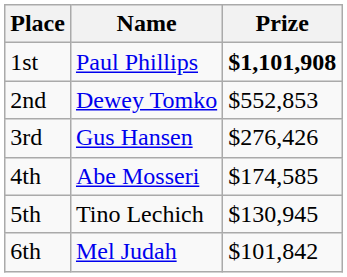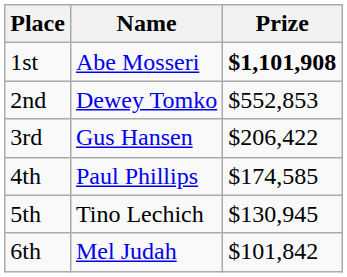(137, 61) Paul Phillips -> (138, 61) Abe Mosseri
(273, 137) $276,426 -> (273, 137) $206,422
(138, 175) Abe Mosseri -> (137, 175) Paul Phillips
